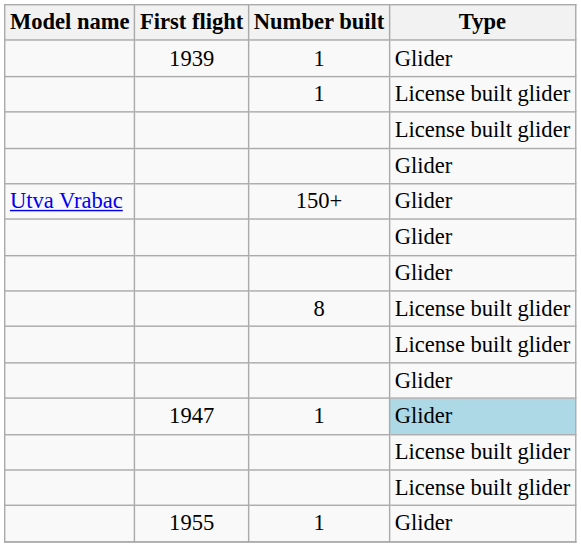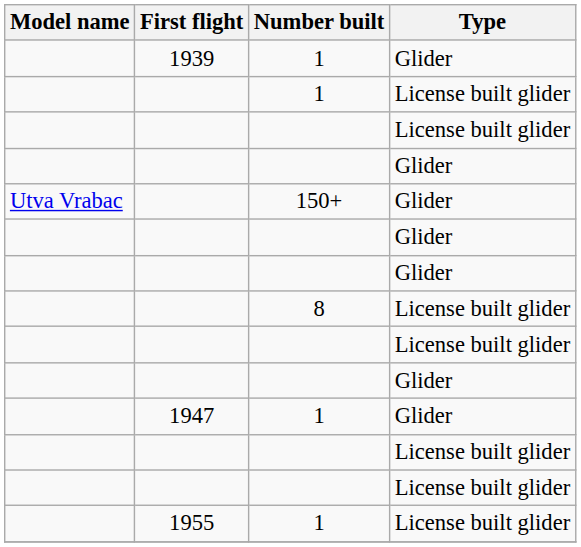(424, 415) lightblue background -> (424, 415) no background
(424, 523) Glider -> (482, 523) License built glider
